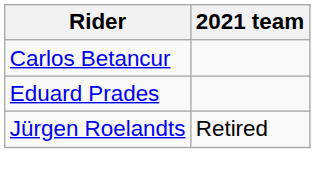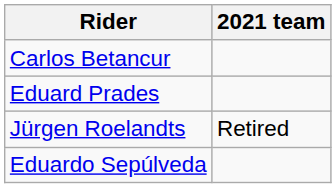+ row: (108, 164)
